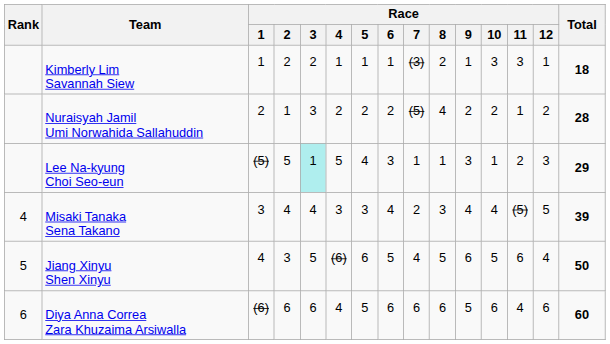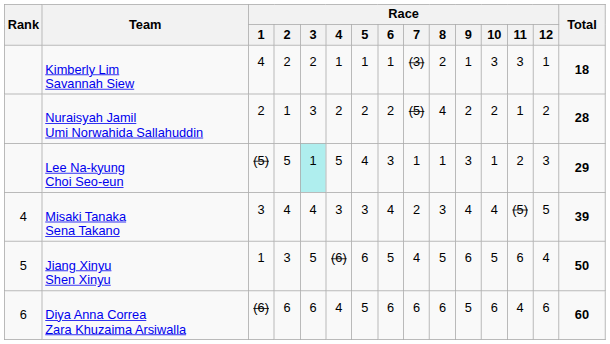(261, 69) 1 -> (261, 69) 4
(261, 266) 4 -> (261, 266) 1
